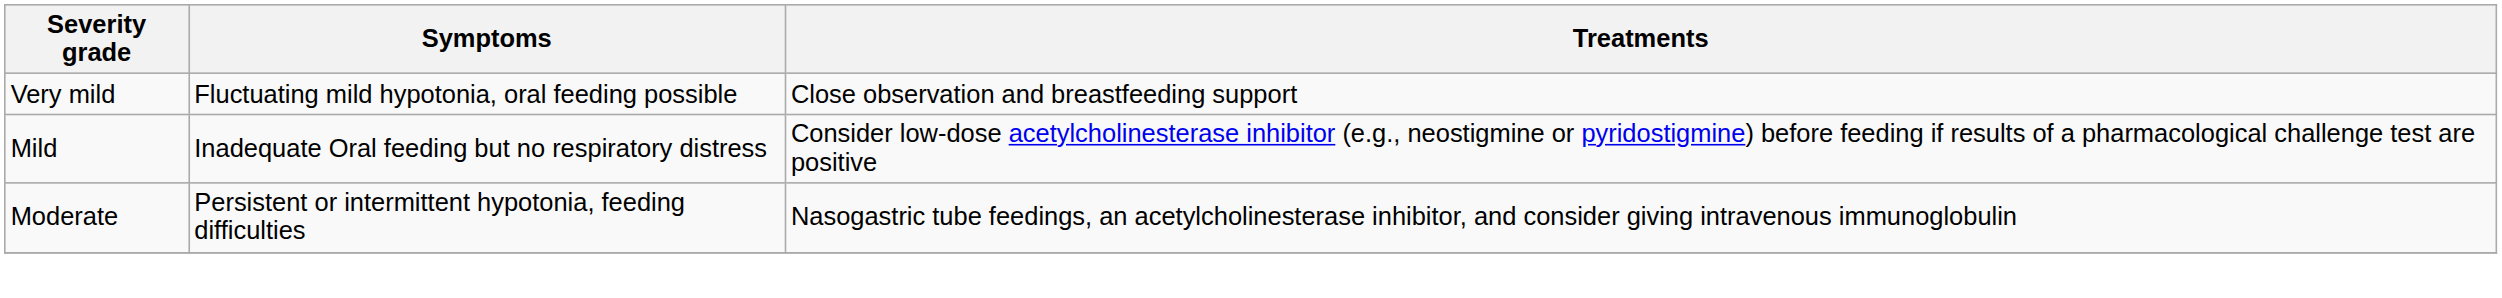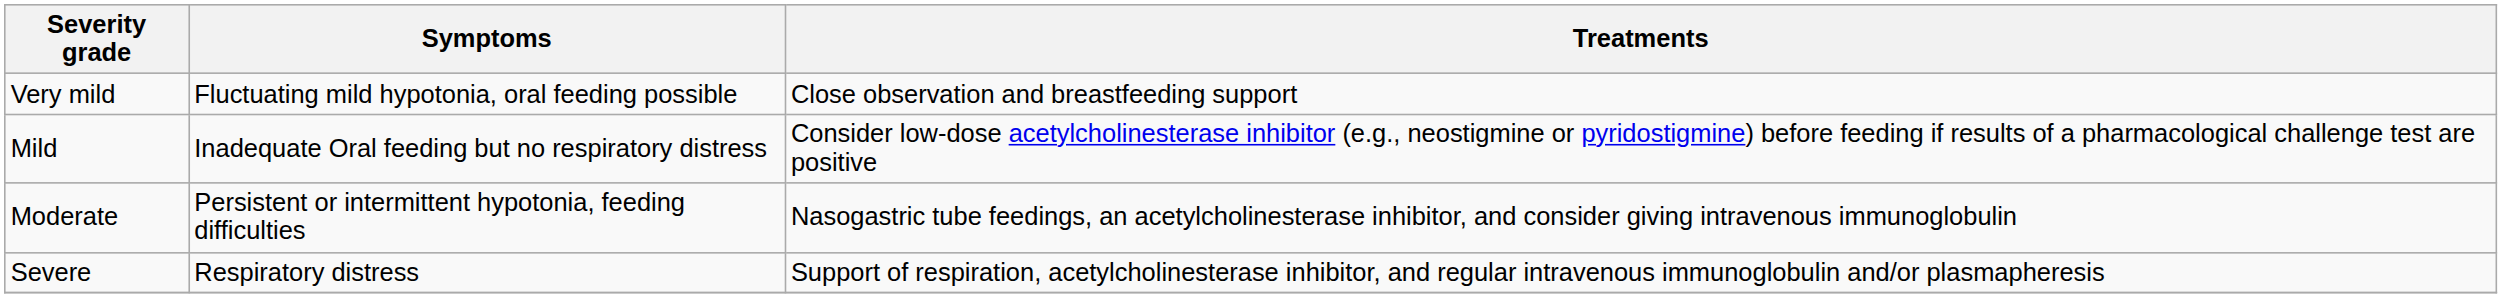+ row: (51, 271)
